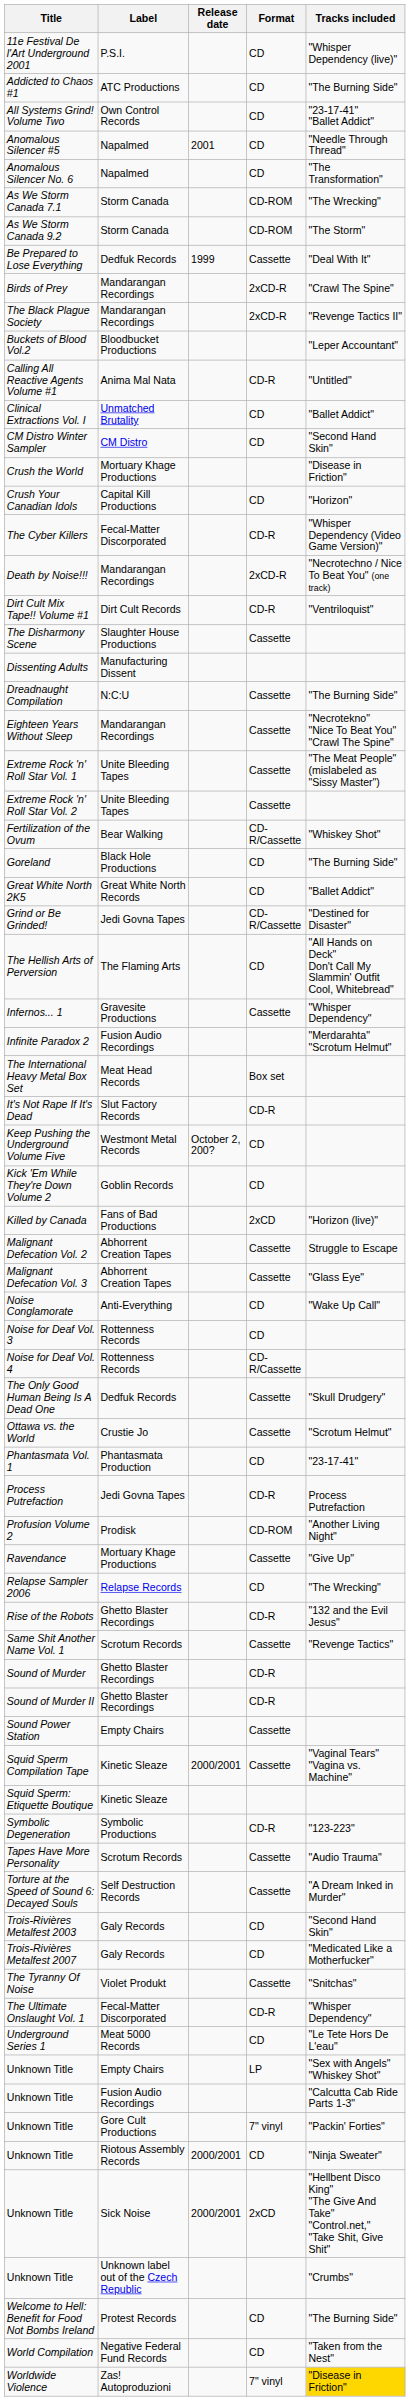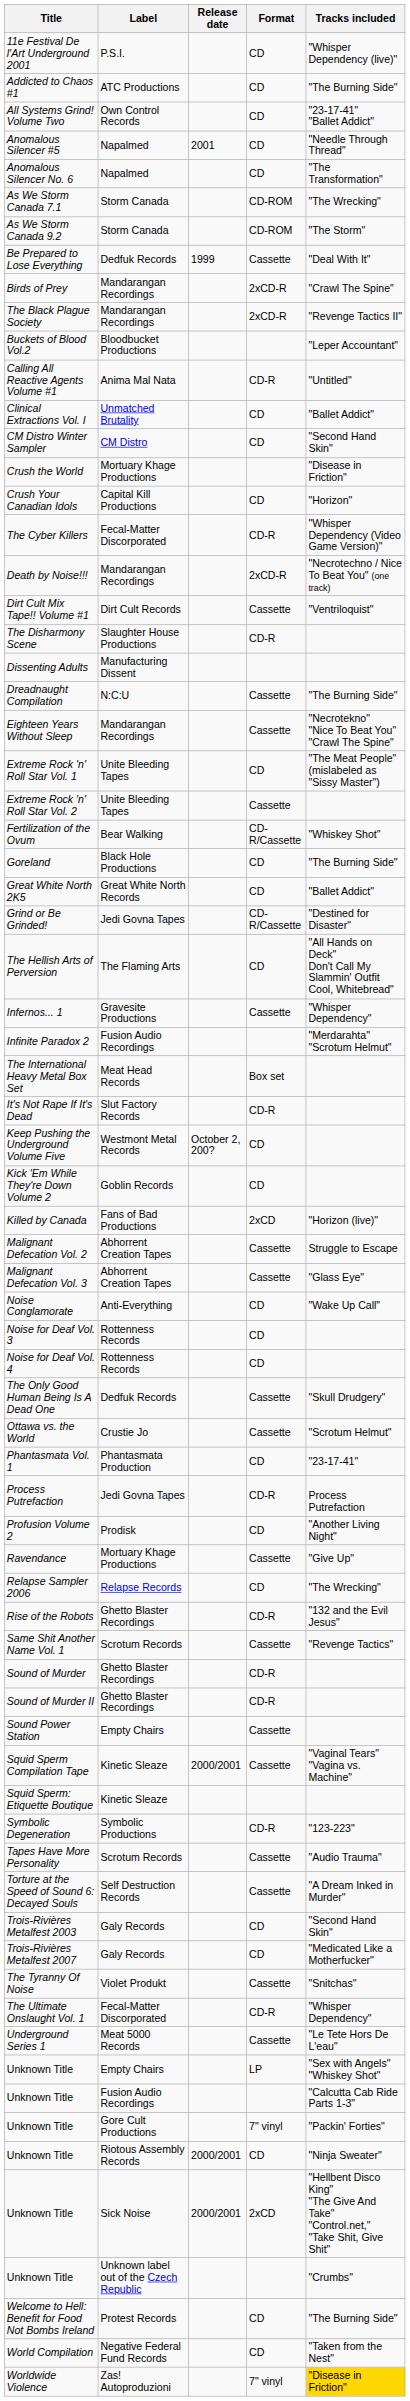(262, 610) CD-R -> (270, 610) Cassette
(270, 638) Cassette -> (262, 638) CD-R
(270, 771) Cassette -> (257, 771) CD
(275, 1363) CD-R/Cassette -> (257, 1363) CD
(271, 1530) CD-ROM -> (257, 1530) CD
(257, 2041) CD -> (270, 2041) Cassette
